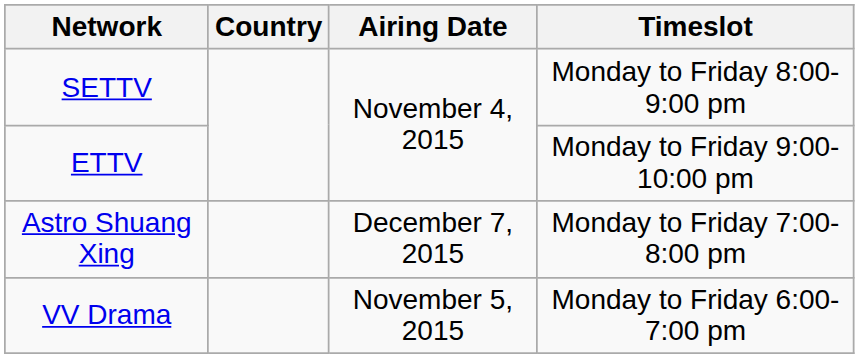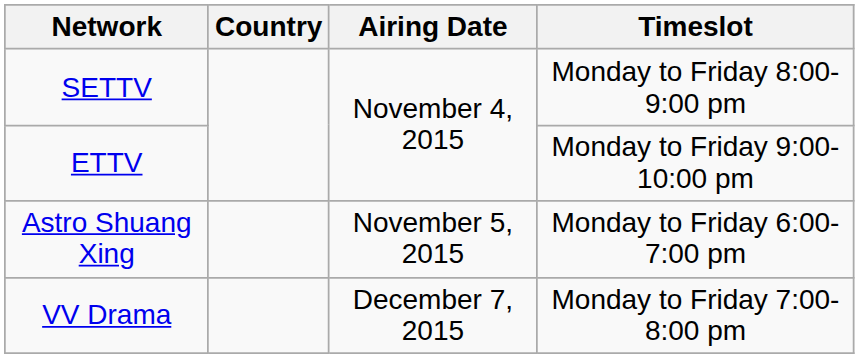(433, 238) December 7, 2015 -> (433, 238) November 5, 2015
(695, 238) Monday to Friday 7:00-8:00 pm -> (695, 238) Monday to Friday 6:00-7:00 pm
(433, 314) November 5, 2015 -> (433, 314) December 7, 2015
(695, 314) Monday to Friday 6:00-7:00 pm -> (695, 314) Monday to Friday 7:00-8:00 pm
